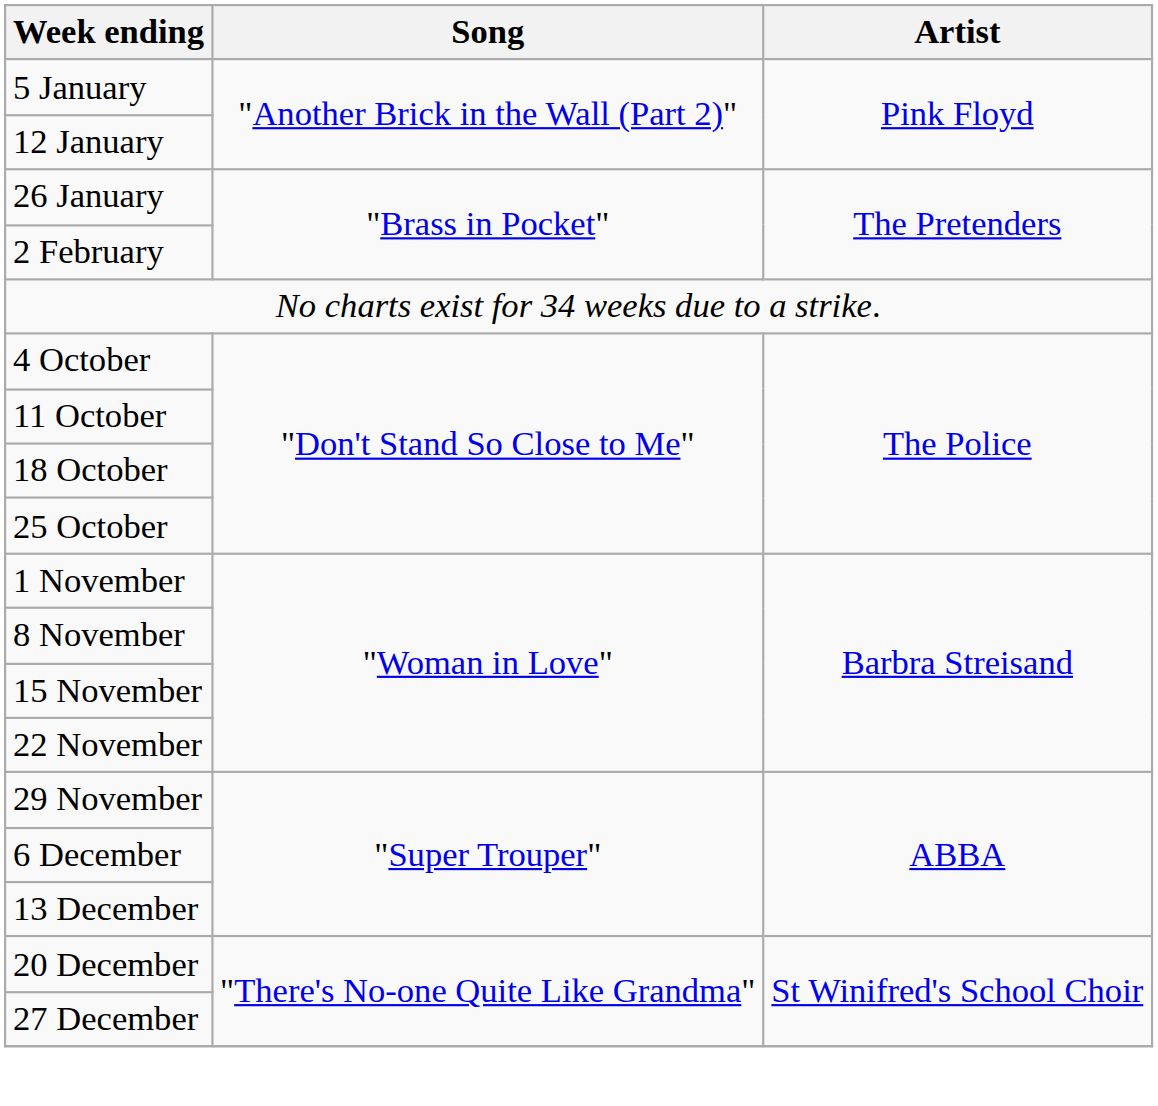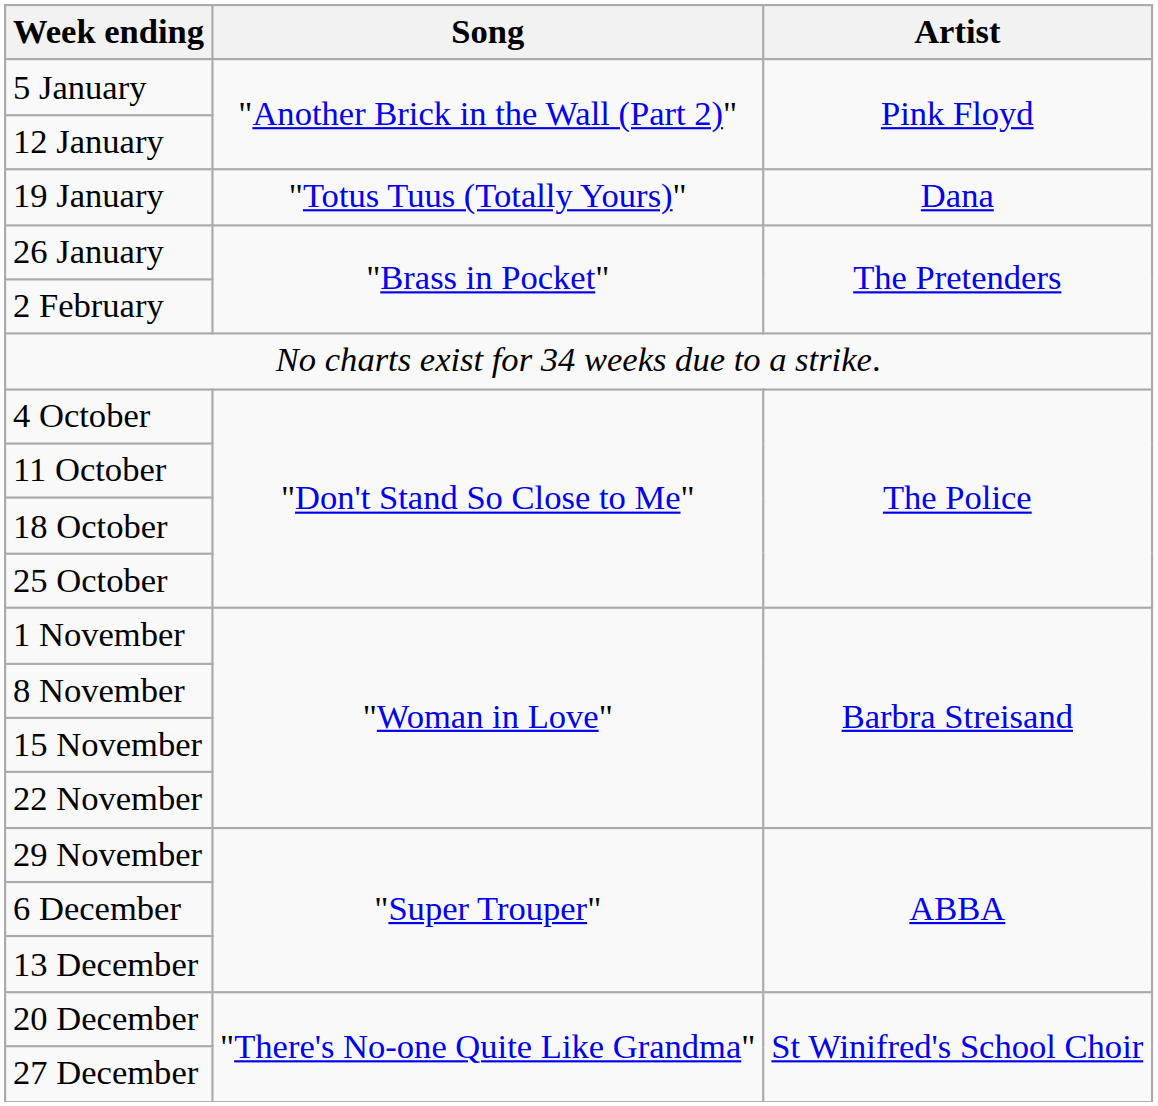+ row: (88, 196)
